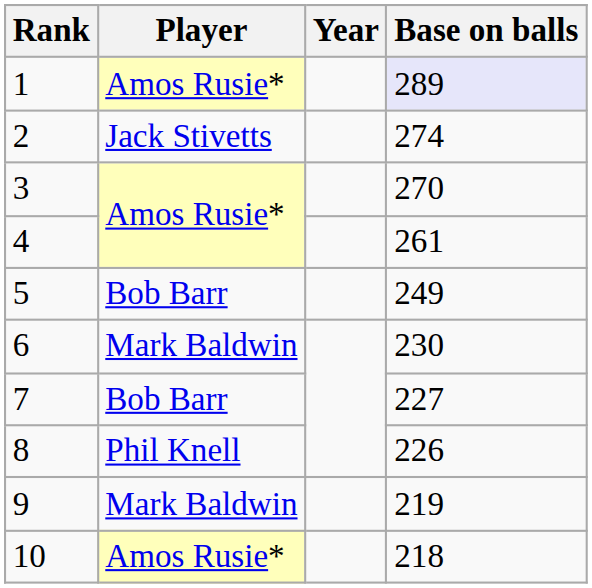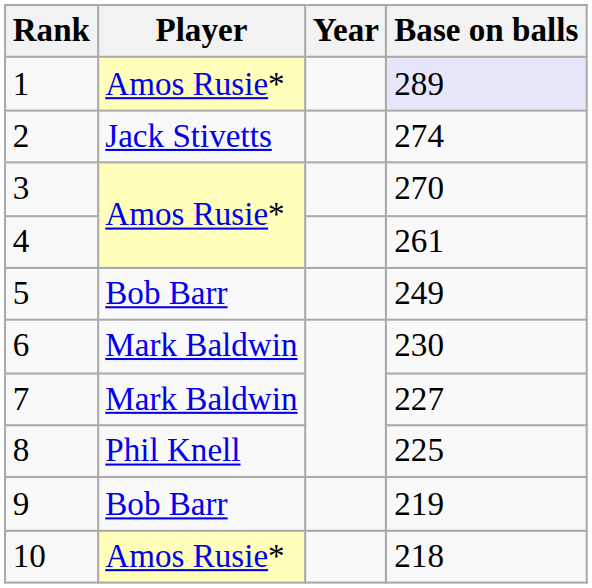(166, 398) Bob Barr -> (201, 398) Mark Baldwin
(419, 450) 226 -> (419, 450) 225
(201, 503) Mark Baldwin -> (166, 503) Bob Barr
